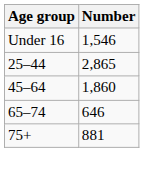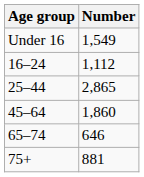(99, 40) 1,546 -> (99, 40) 1,549
+ row: (27, 64)
